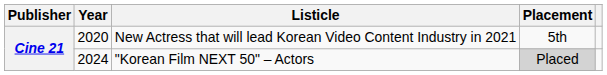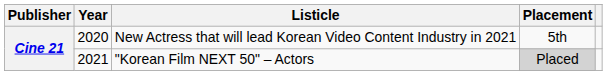(93, 59) 2024 -> (93, 59) 2021
